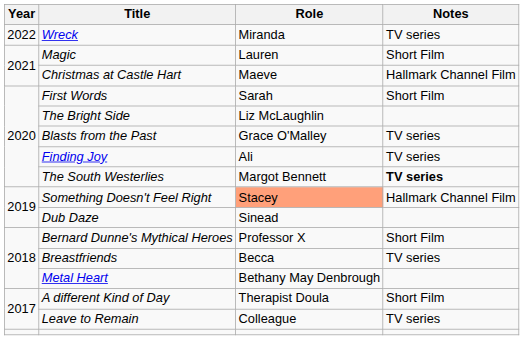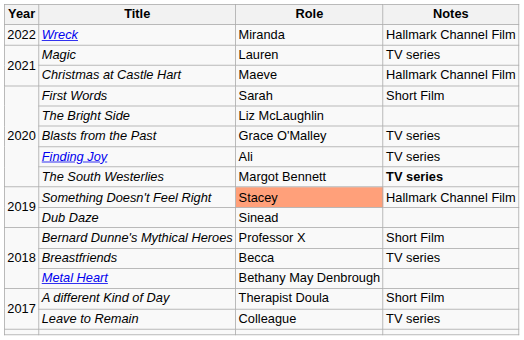(413, 34) TV series -> (451, 34) Hallmark Channel Film
(415, 55) Short Film -> (413, 55) TV series
